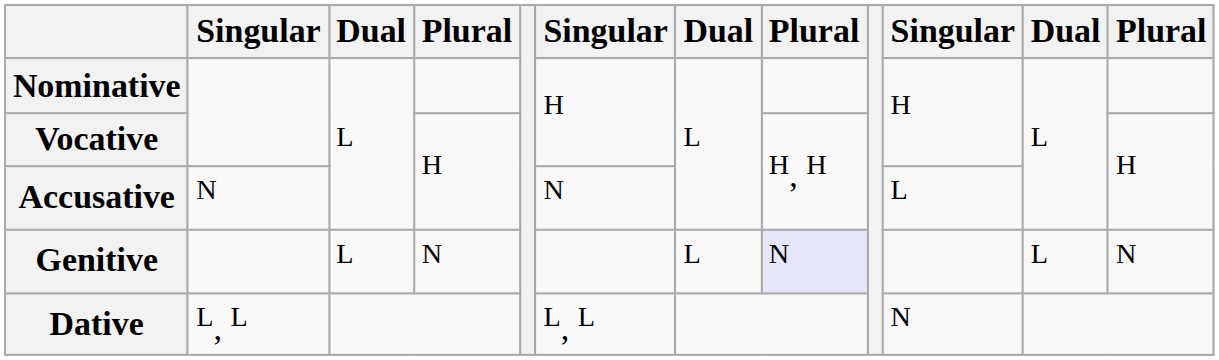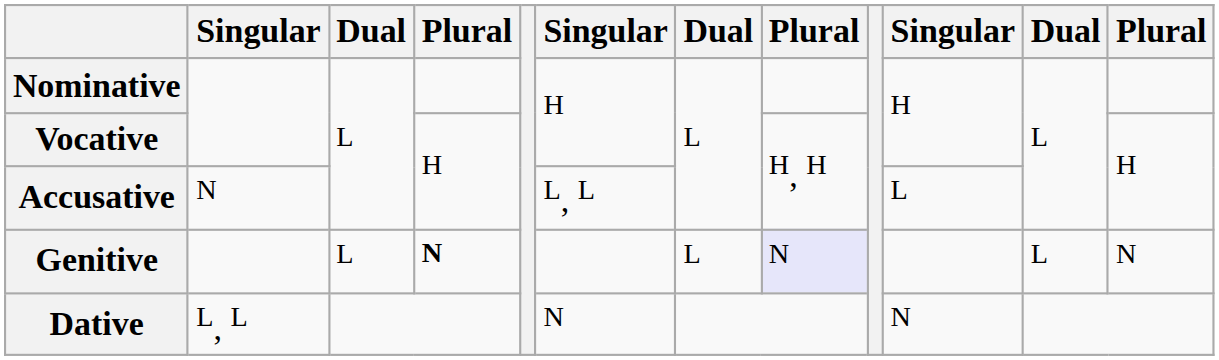(554, 190) N -> (569, 197) L, L
(432, 253) normal -> (432, 260) bold
(569, 323) L, L -> (554, 316) N
